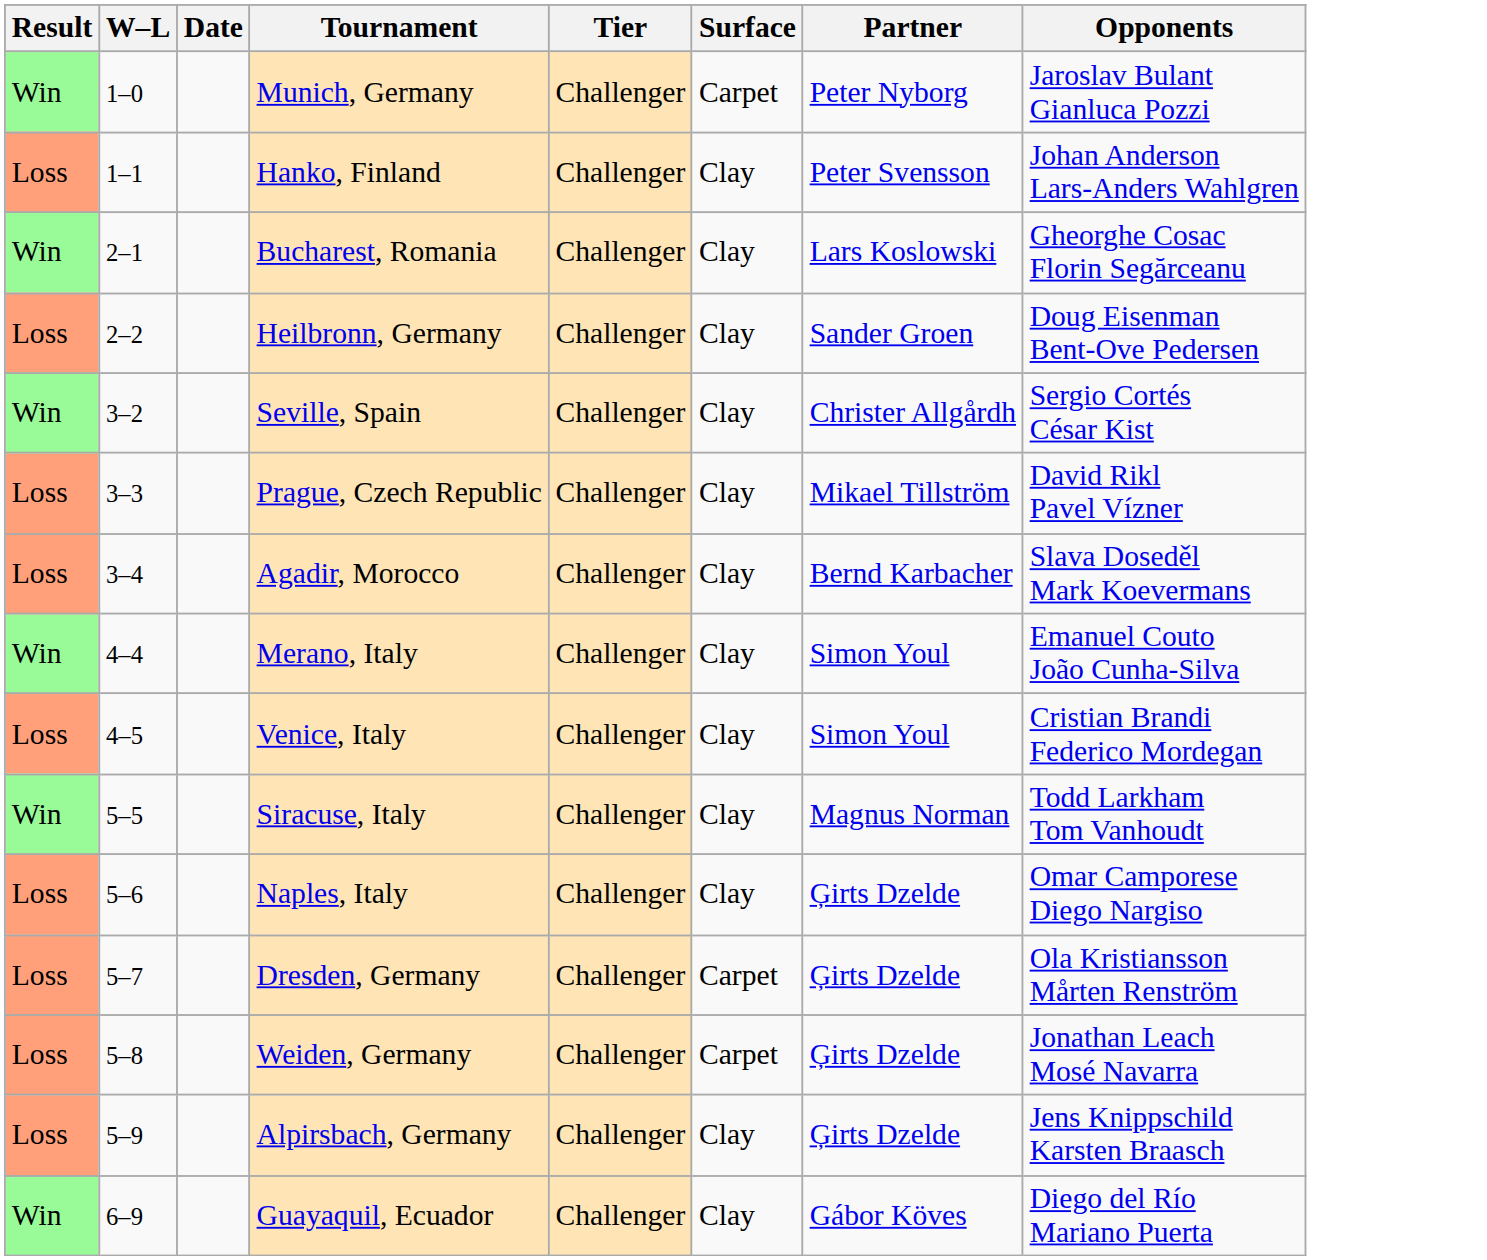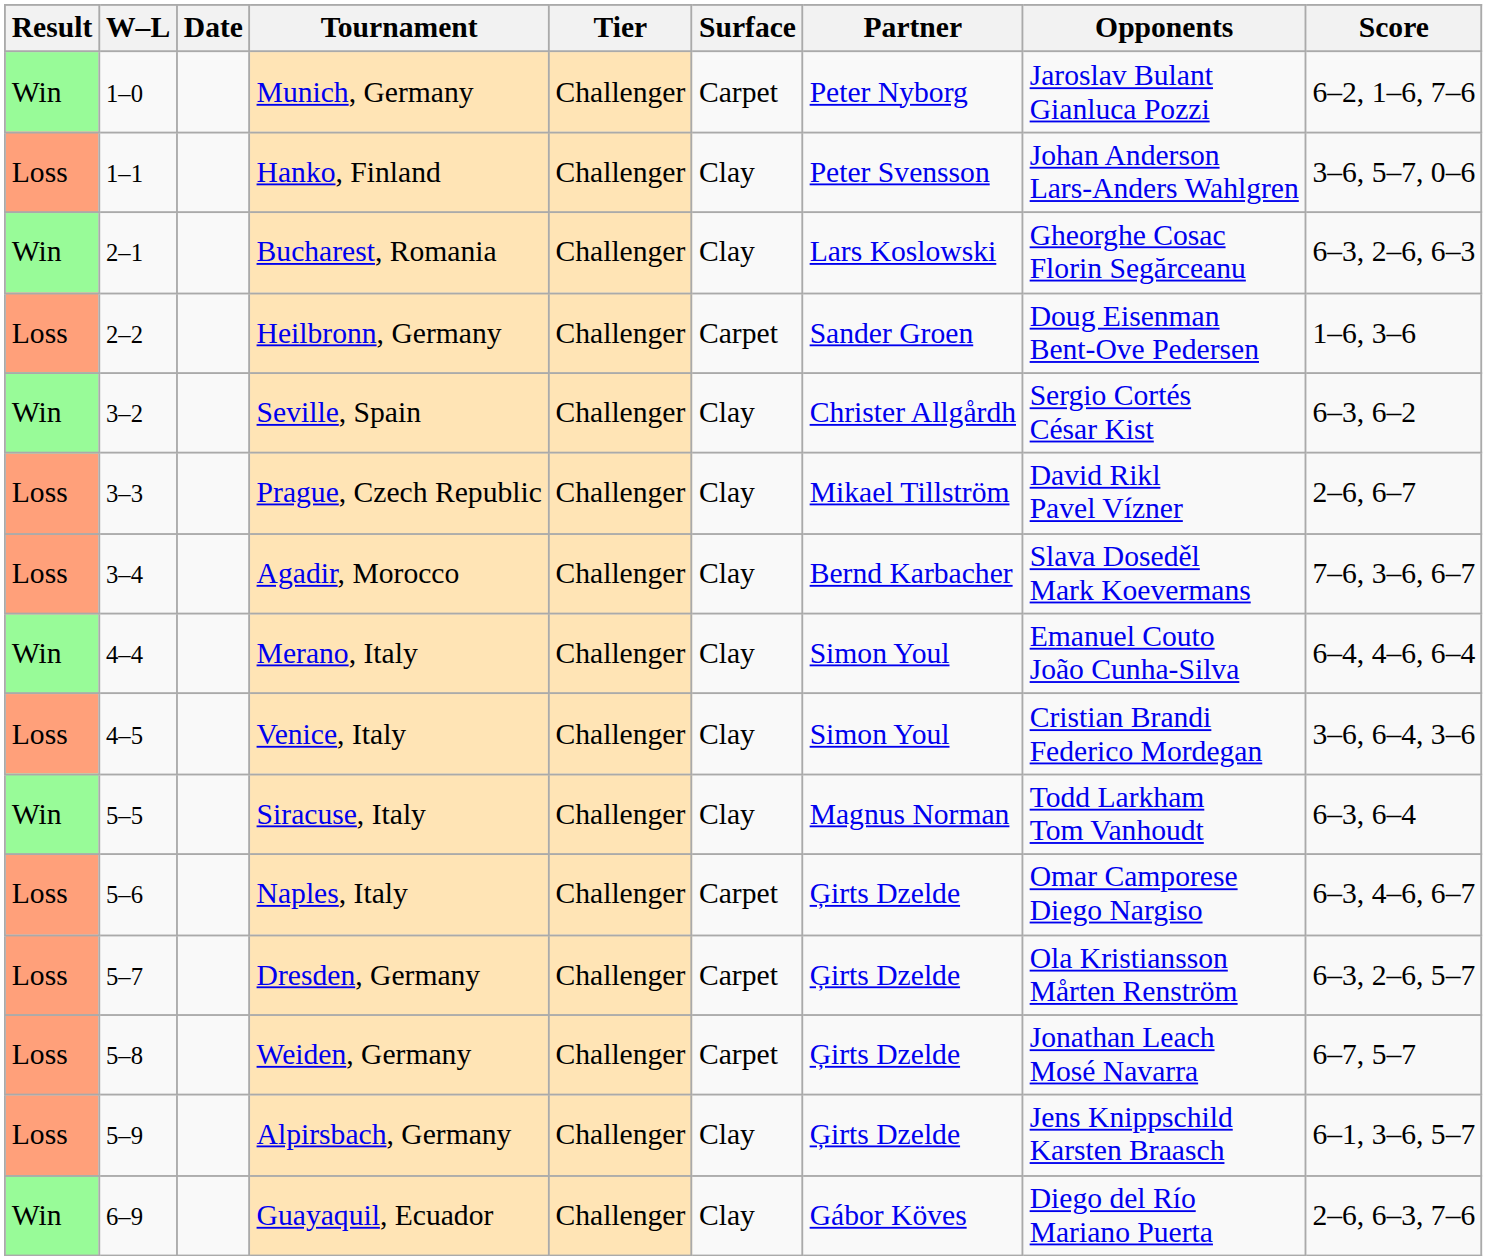+ column: (1394, 27)
(727, 332) Clay -> (738, 332) Carpet
(727, 894) Clay -> (738, 894) Carpet
